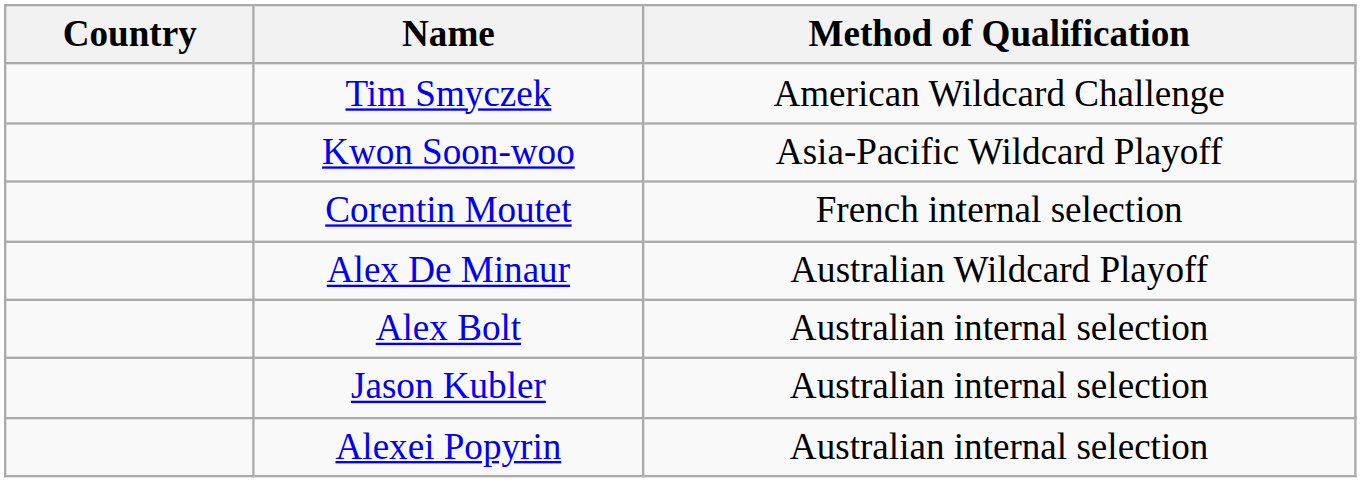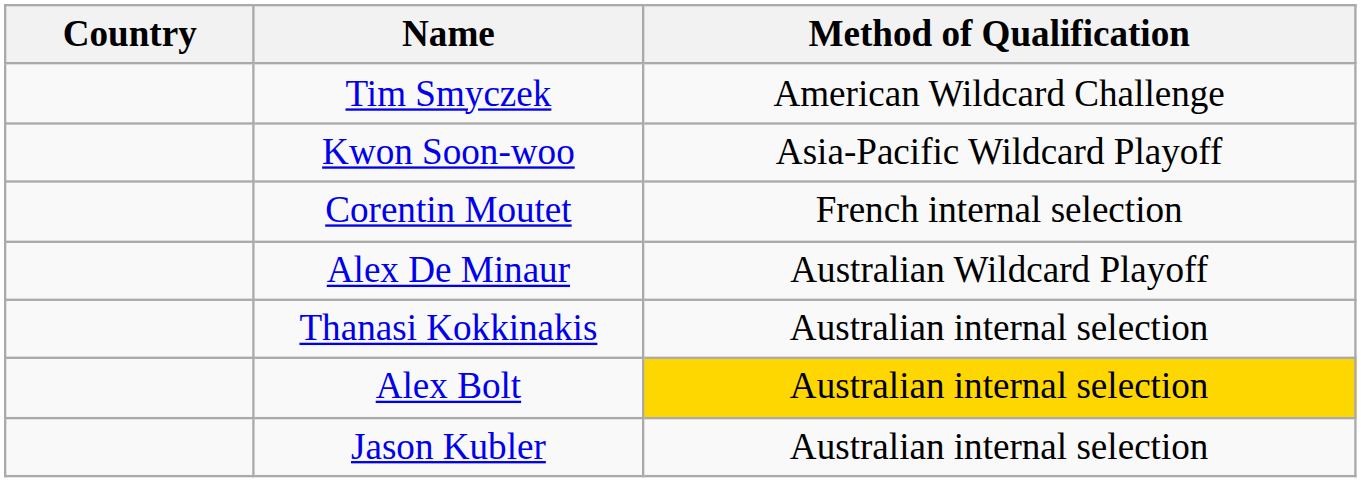+ row: (448, 328)
(999, 328) no background -> (999, 387) gold background
- row: (448, 446)
